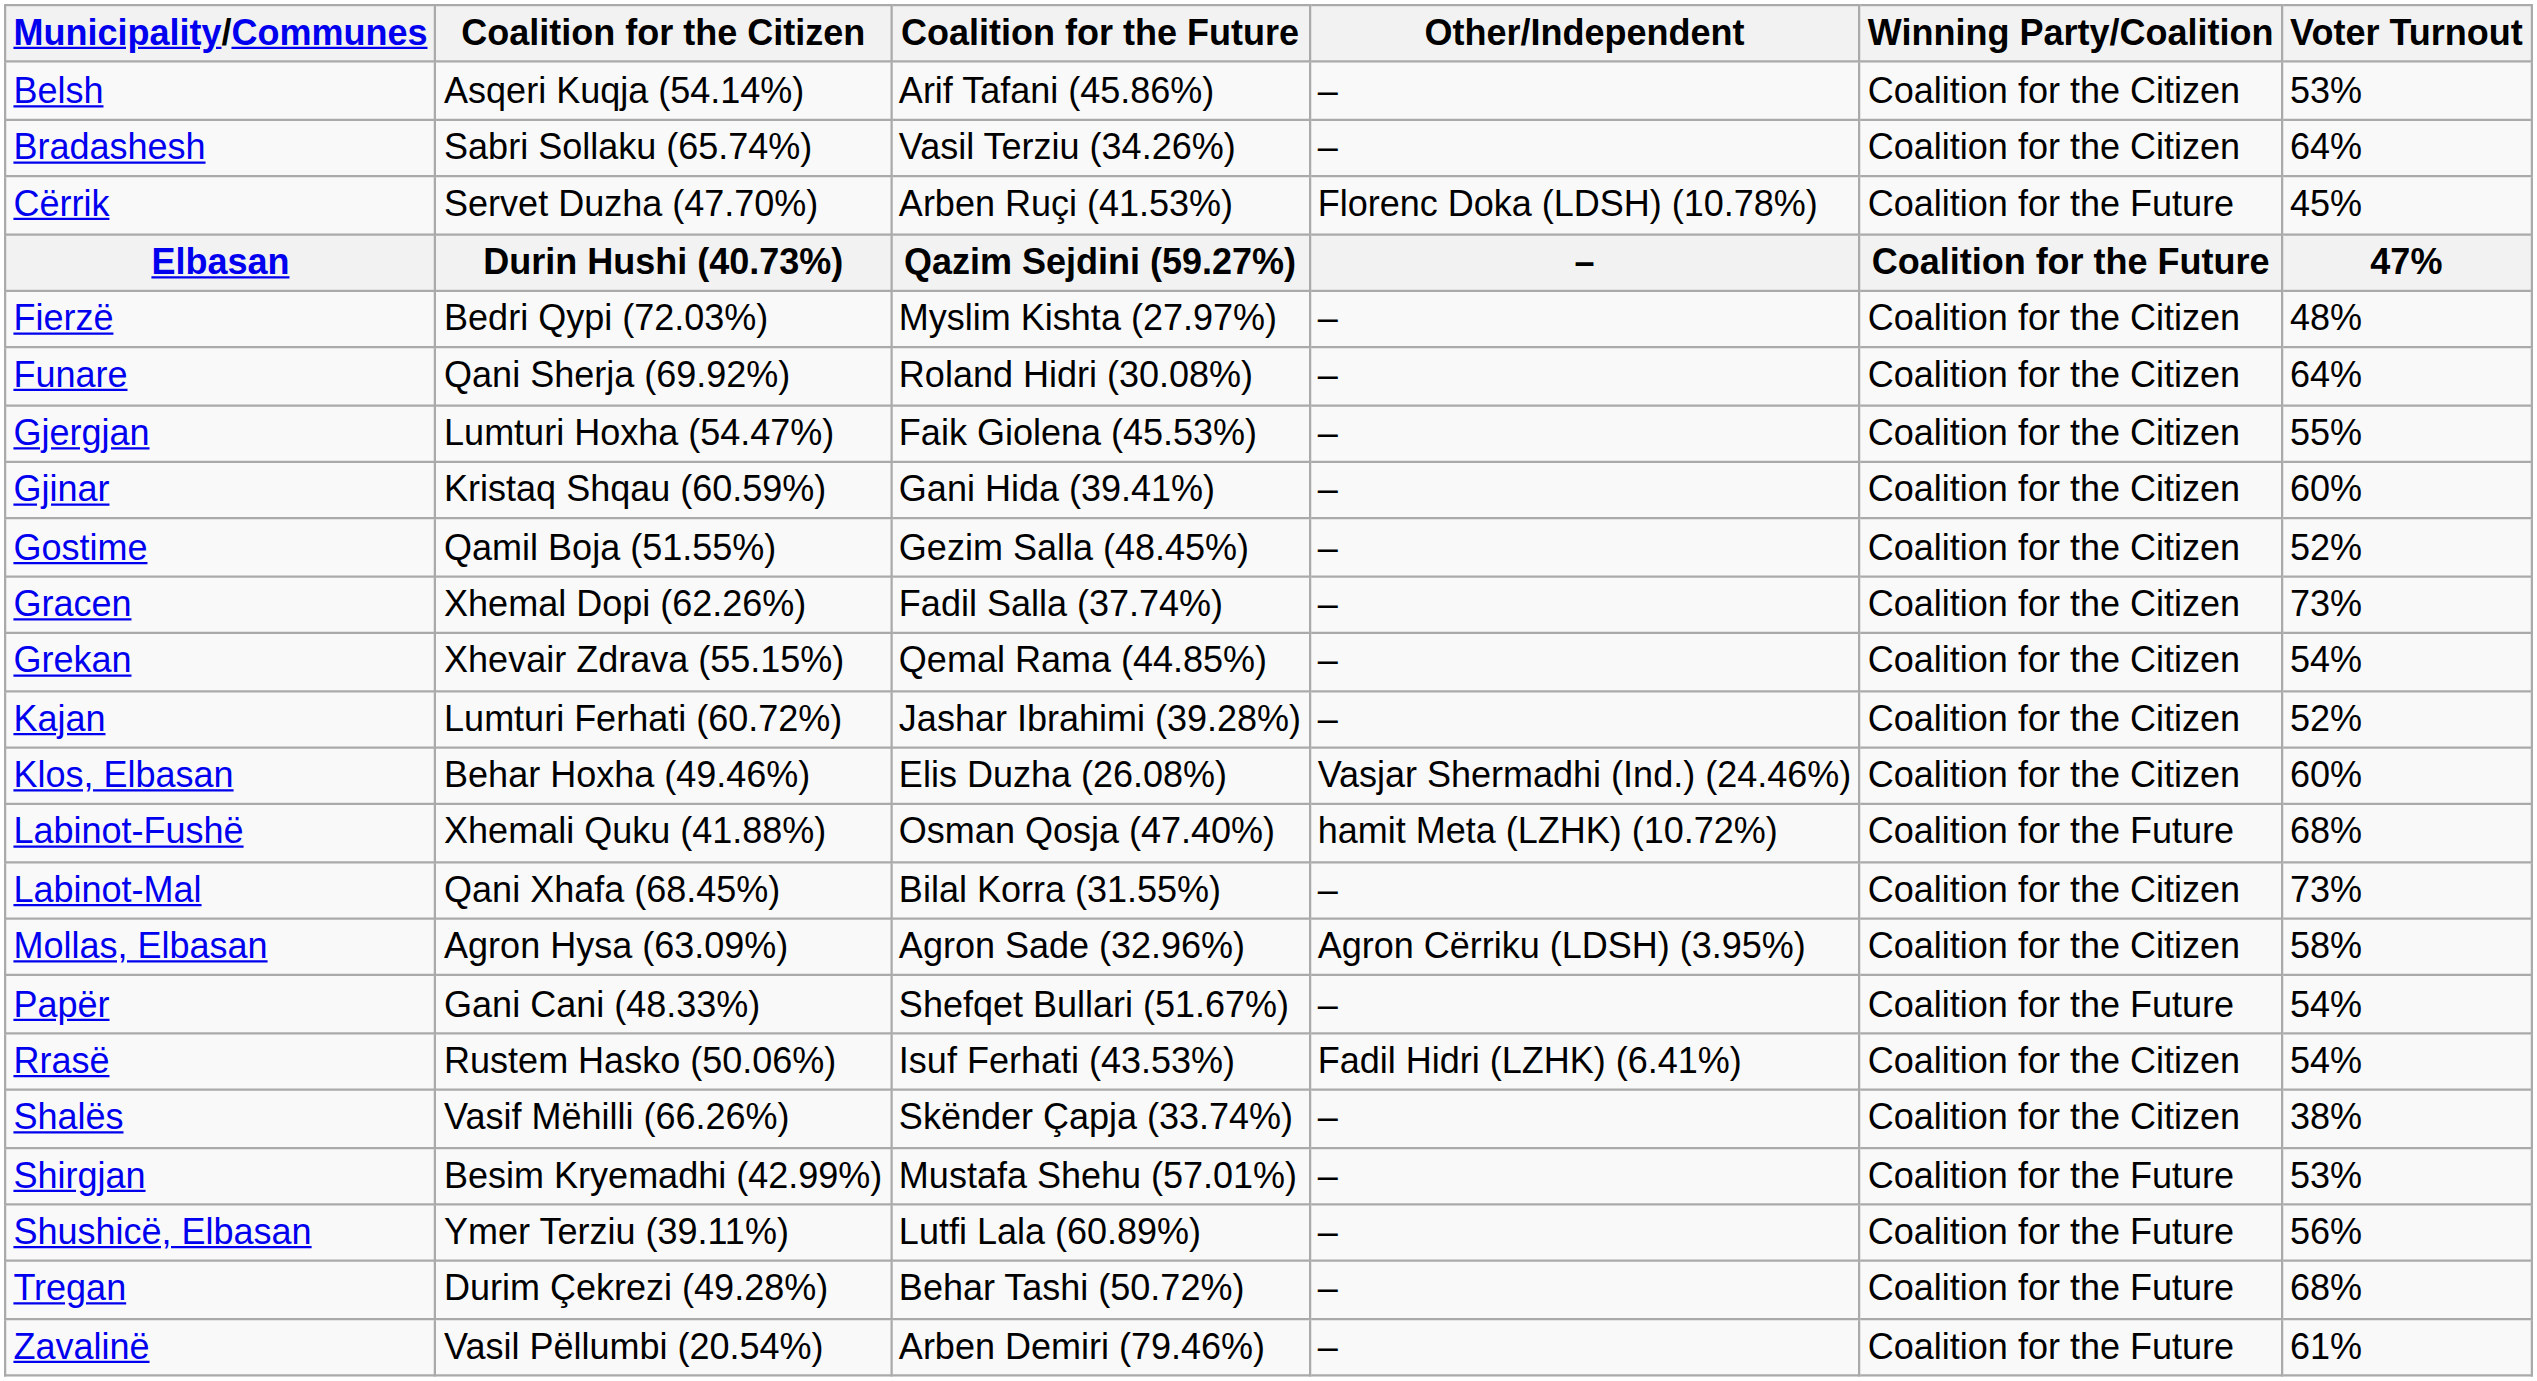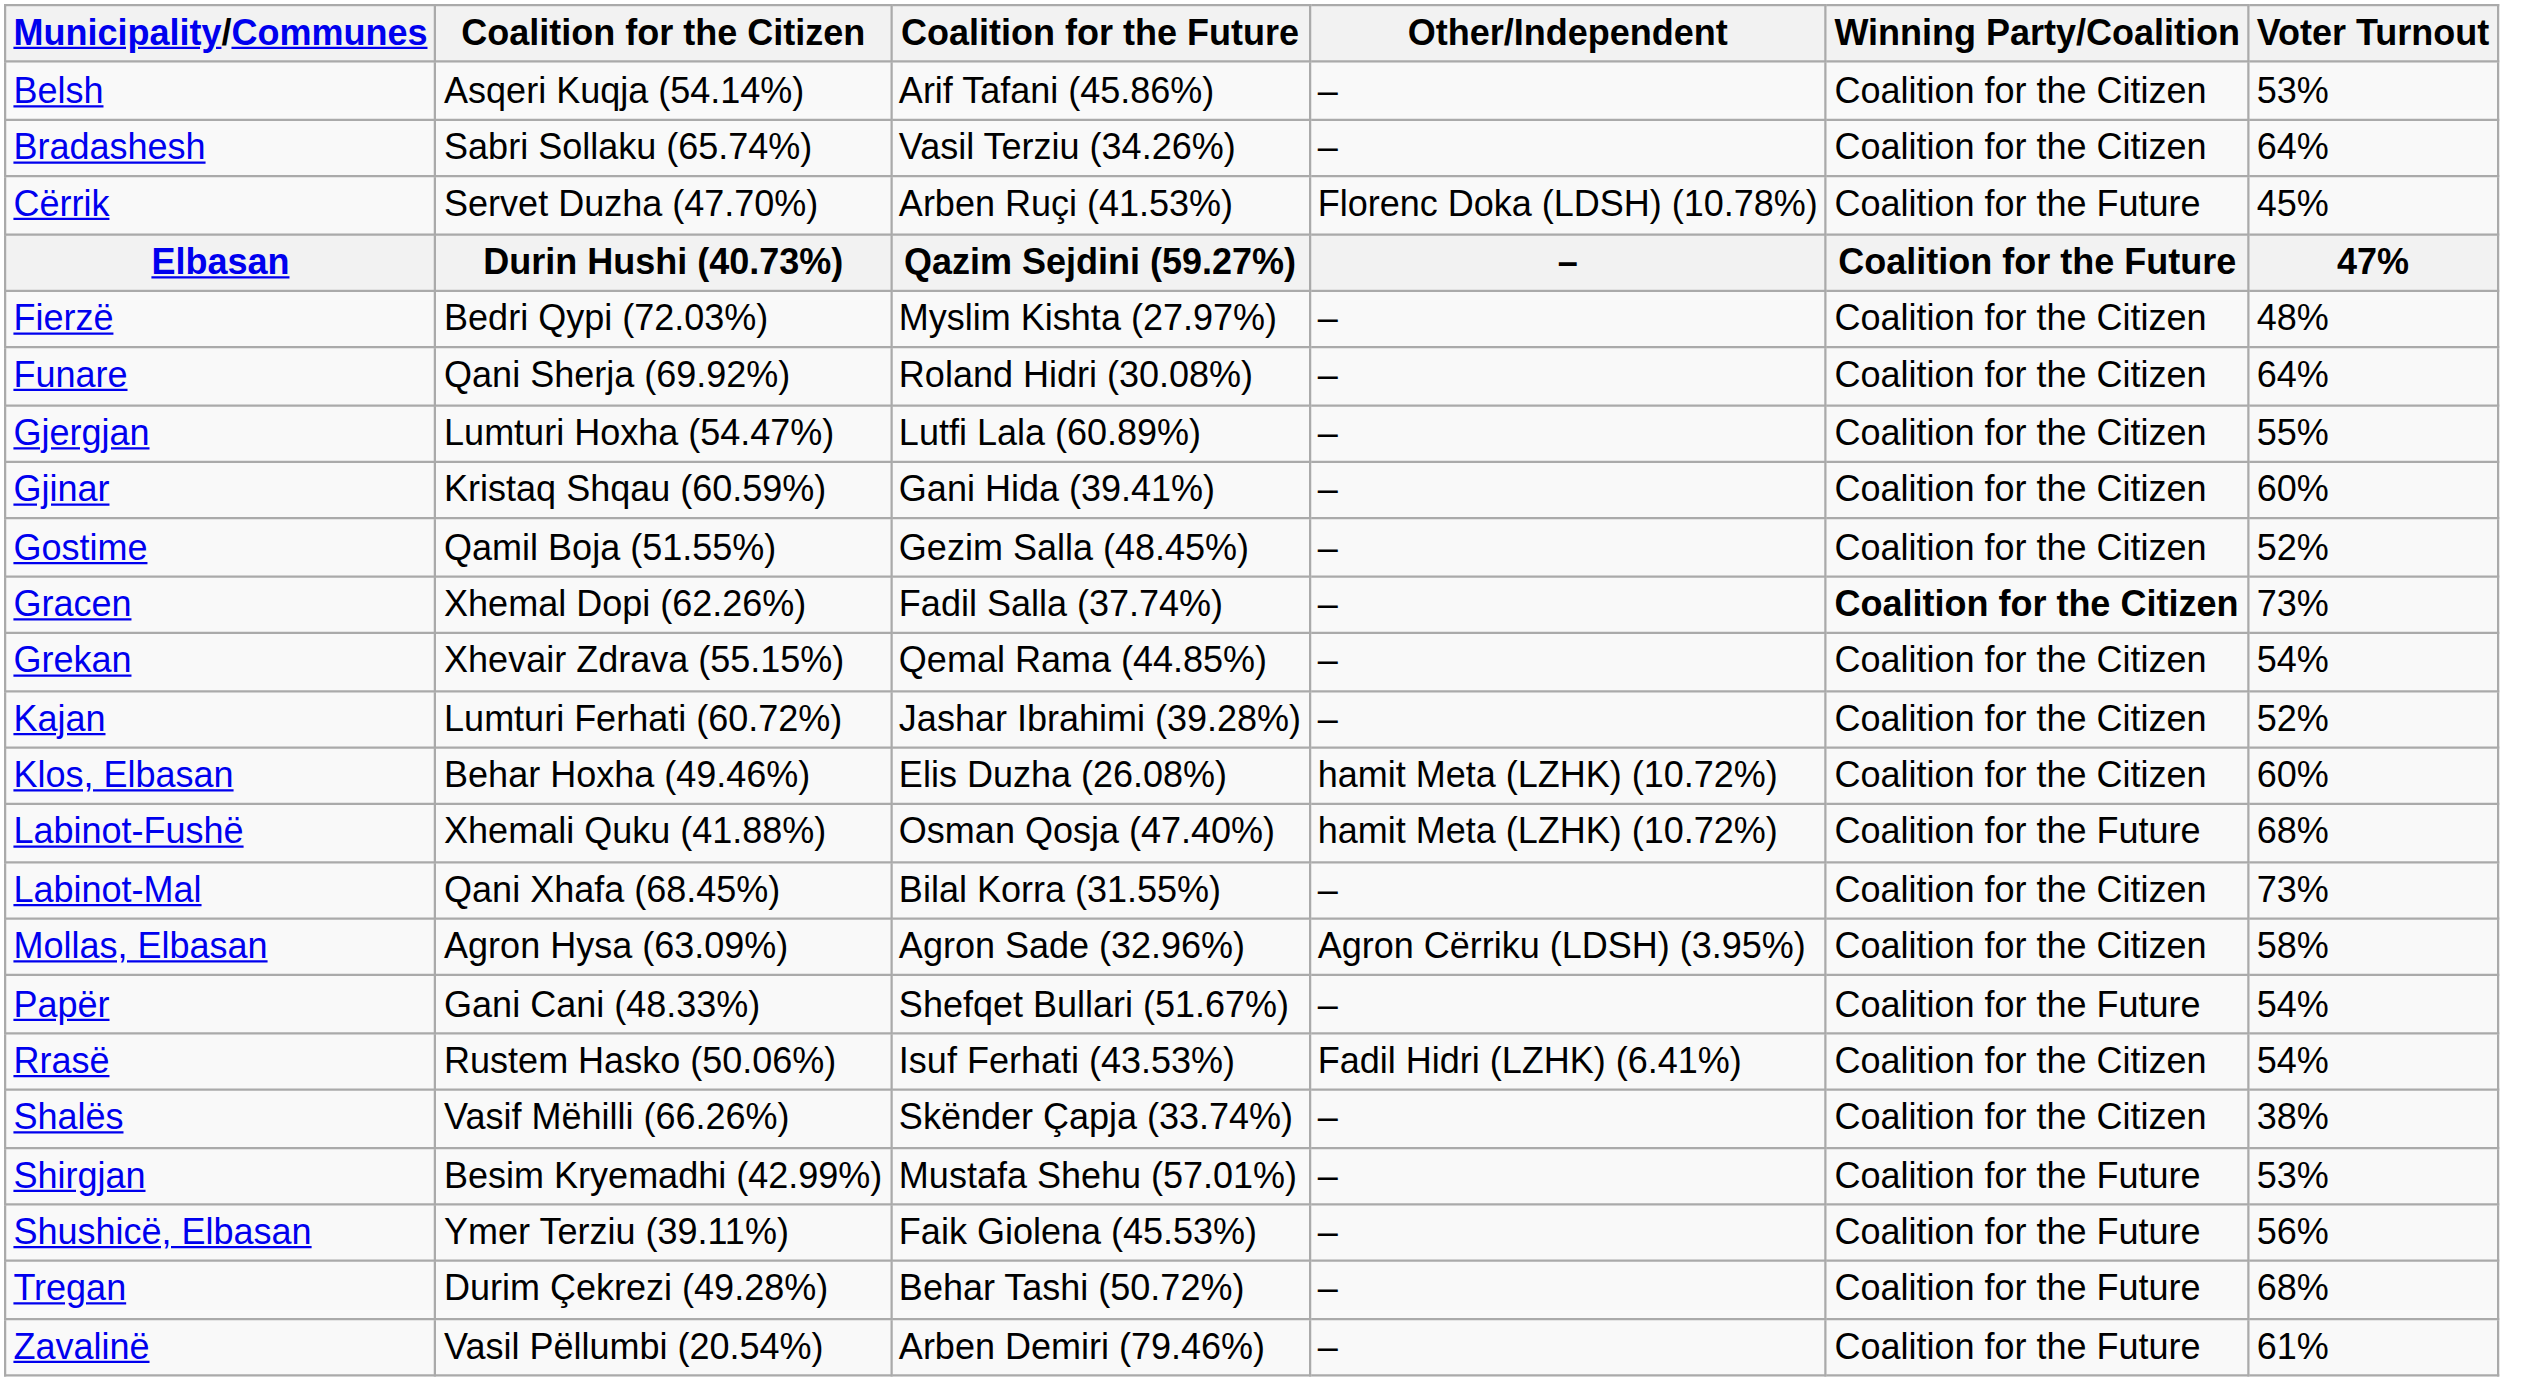(1078, 432) Faik Giolena (45.53%) -> (1050, 432) Lutfi Lala (60.89%)
(2054, 603) normal -> (2036, 603) bold
(1584, 775) Vasjar Shermadhi (Ind.) (24.46%) -> (1548, 775) hamit Meta (LZHK) (10.72%)
(1050, 1232) Lutfi Lala (60.89%) -> (1078, 1232) Faik Giolena (45.53%)
